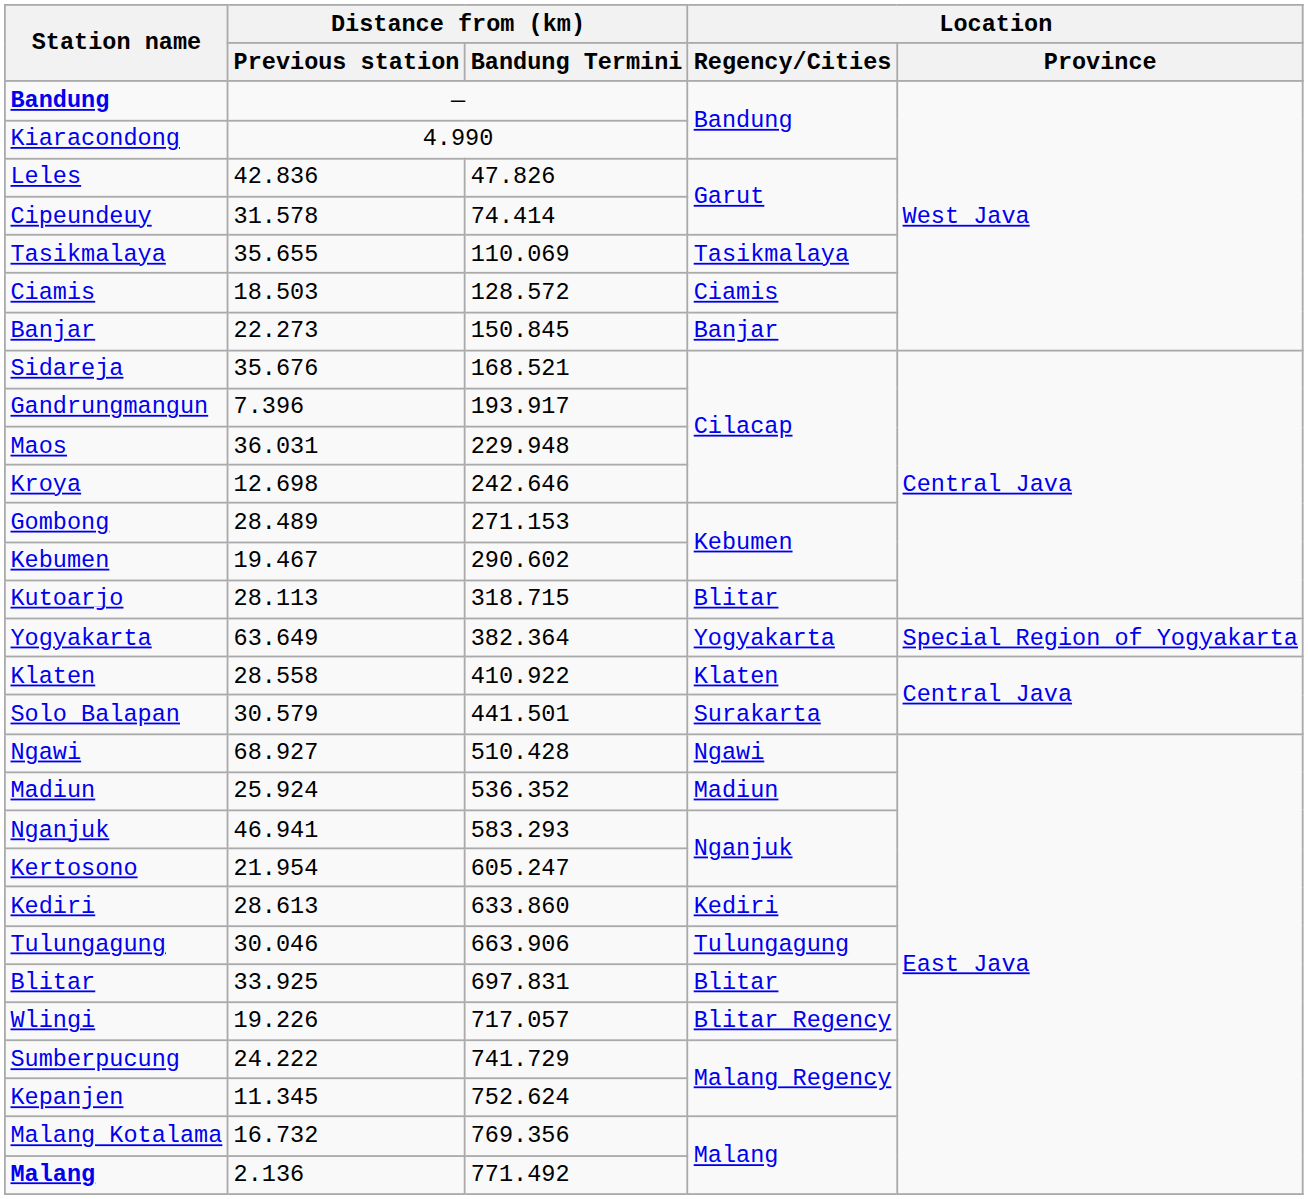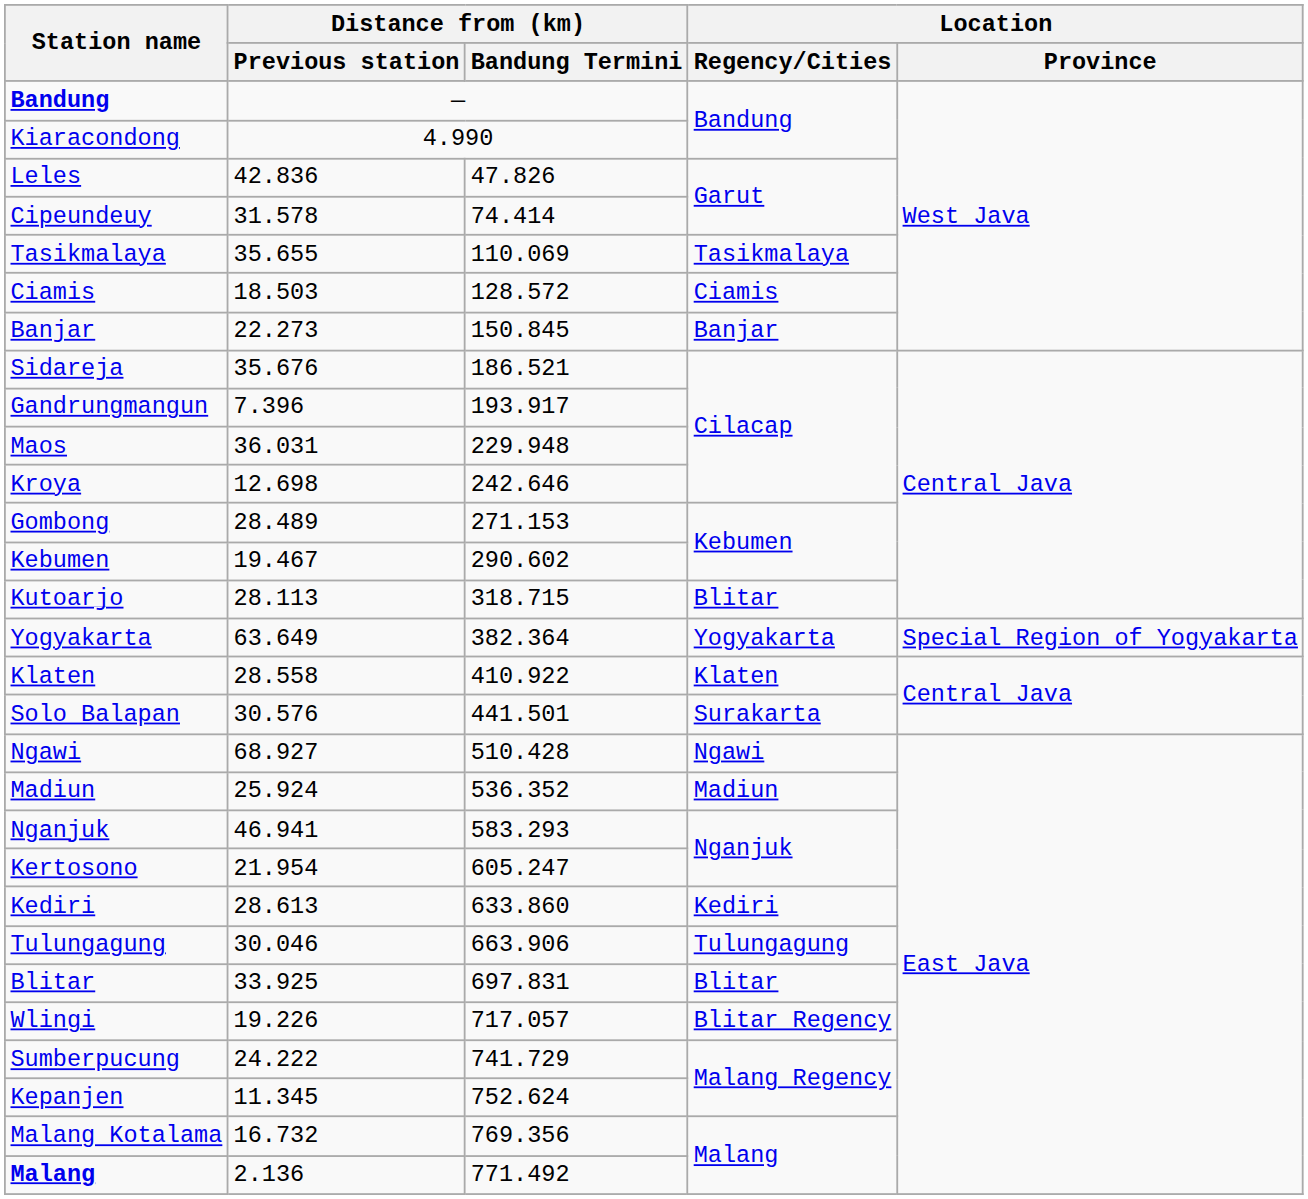(520, 369) 168.521 -> (520, 369) 186.521
(276, 714) 30.579 -> (276, 714) 30.576
